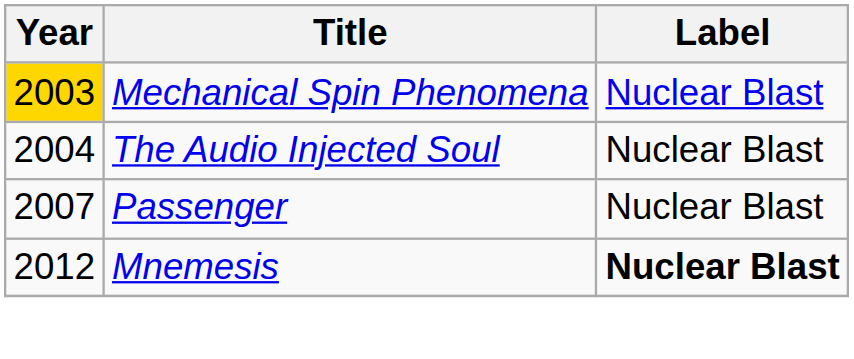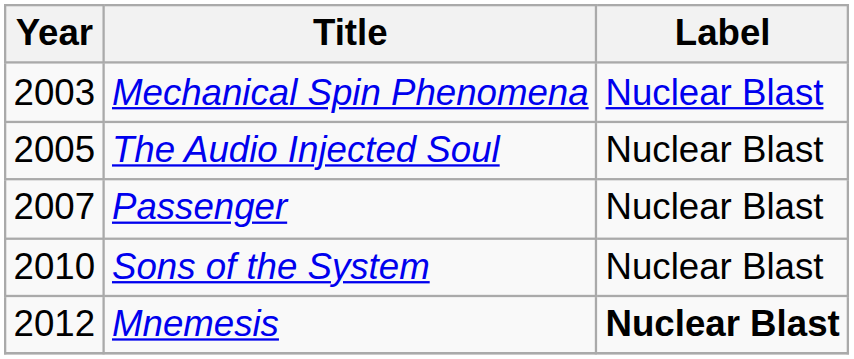(54, 91) gold background -> (54, 91) no background
(54, 149) 2004 -> (54, 149) 2005
+ row: (271, 265)
